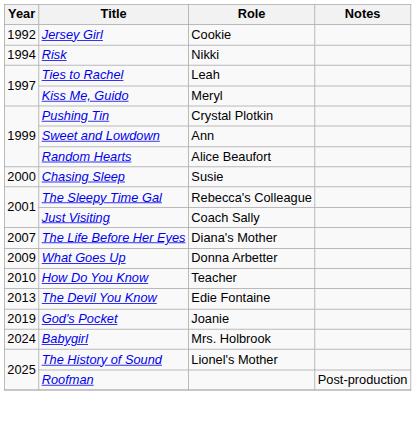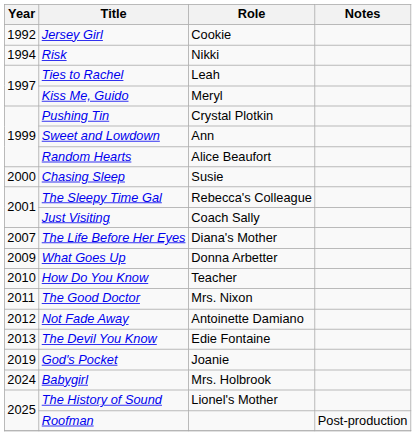+ row: (91, 298)
+ row: (85, 319)
